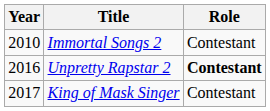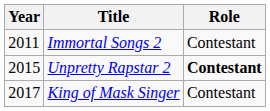(24, 42) 2010 -> (24, 42) 2011
(24, 67) 2016 -> (24, 67) 2015
